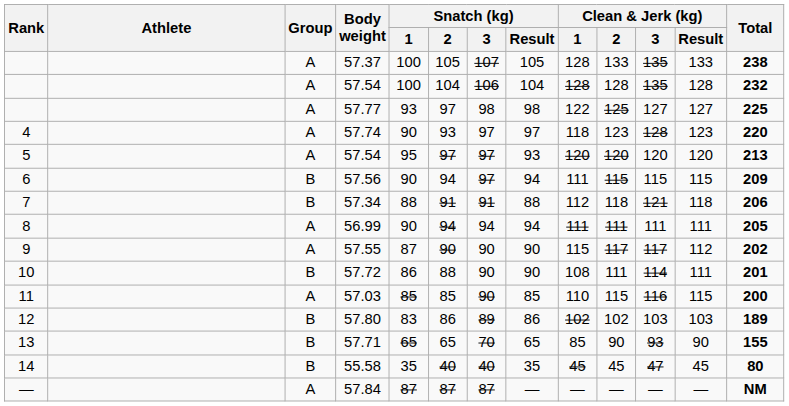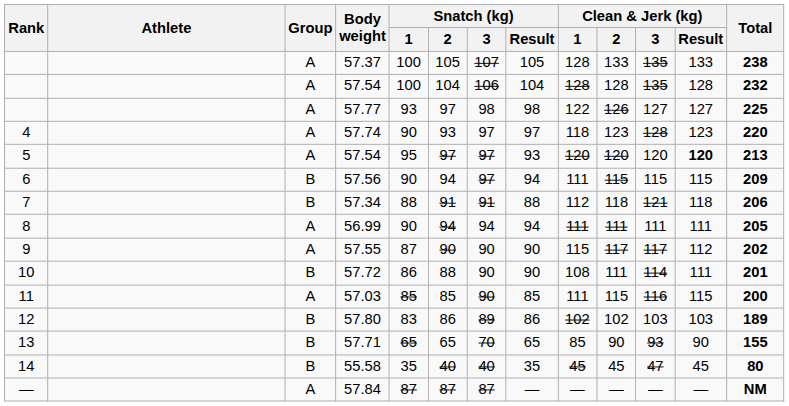(616, 109) 125 -> (616, 109) 126
(701, 156) normal -> (701, 156) bold
(577, 296) 110 -> (577, 296) 111
